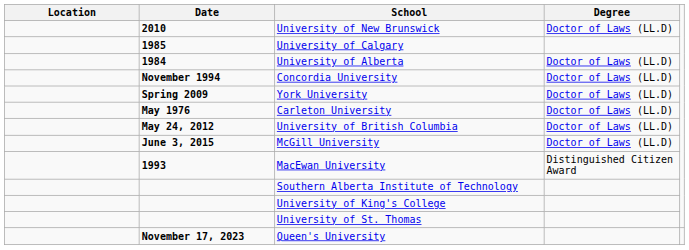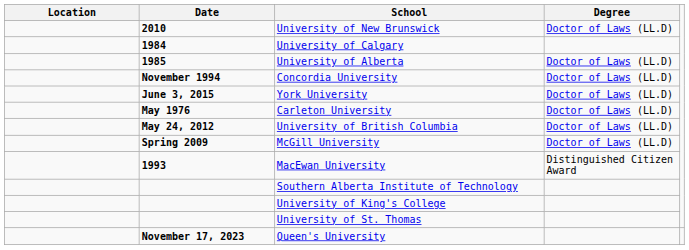(154, 45) 1985 -> (154, 45) 1984
(154, 61) 1984 -> (154, 61) 1985
(175, 94) Spring 2009 -> (178, 94) June 3, 2015
(178, 143) June 3, 2015 -> (175, 143) Spring 2009
